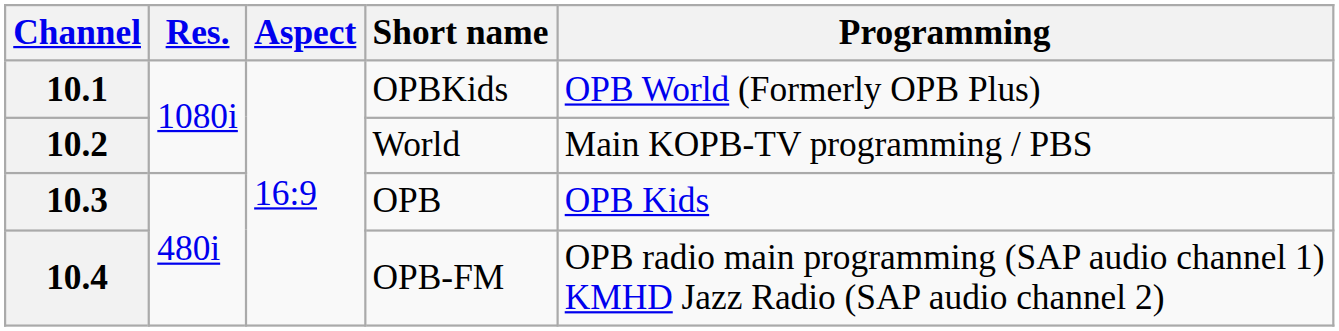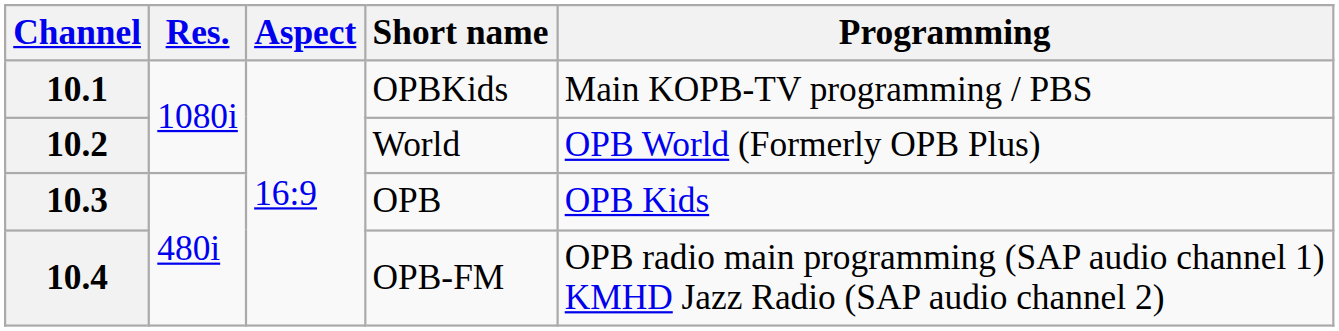(803, 88) OPB World (Formerly OPB Plus) -> (829, 88) Main KOPB-TV programming / PBS
(829, 144) Main KOPB-TV programming / PBS -> (803, 144) OPB World (Formerly OPB Plus)
